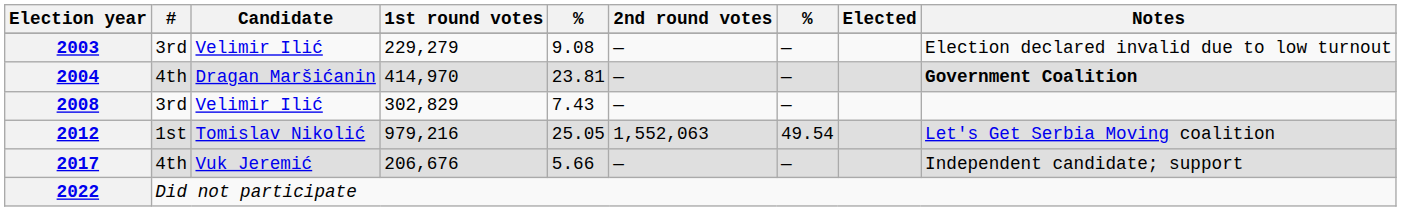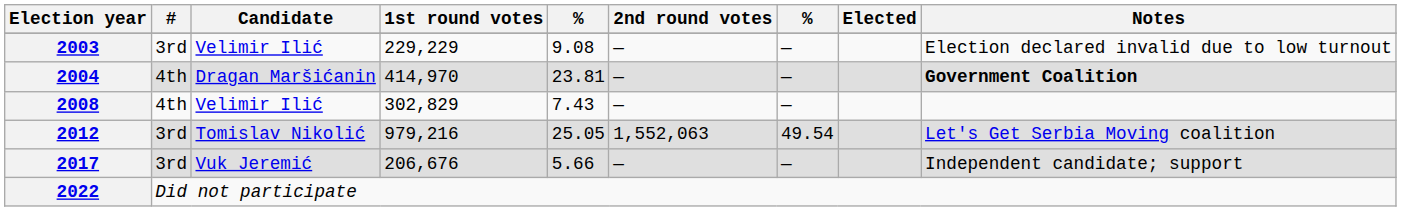(421, 48) 229,279 -> (421, 48) 229,229
(171, 106) 3rd -> (171, 106) 4th
(171, 134) 1st -> (171, 134) 3rd
(171, 163) 4th -> (171, 163) 3rd
